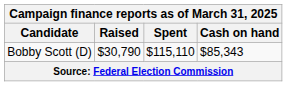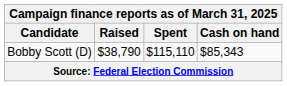(119, 52) $30,790 -> (119, 52) $38,790
